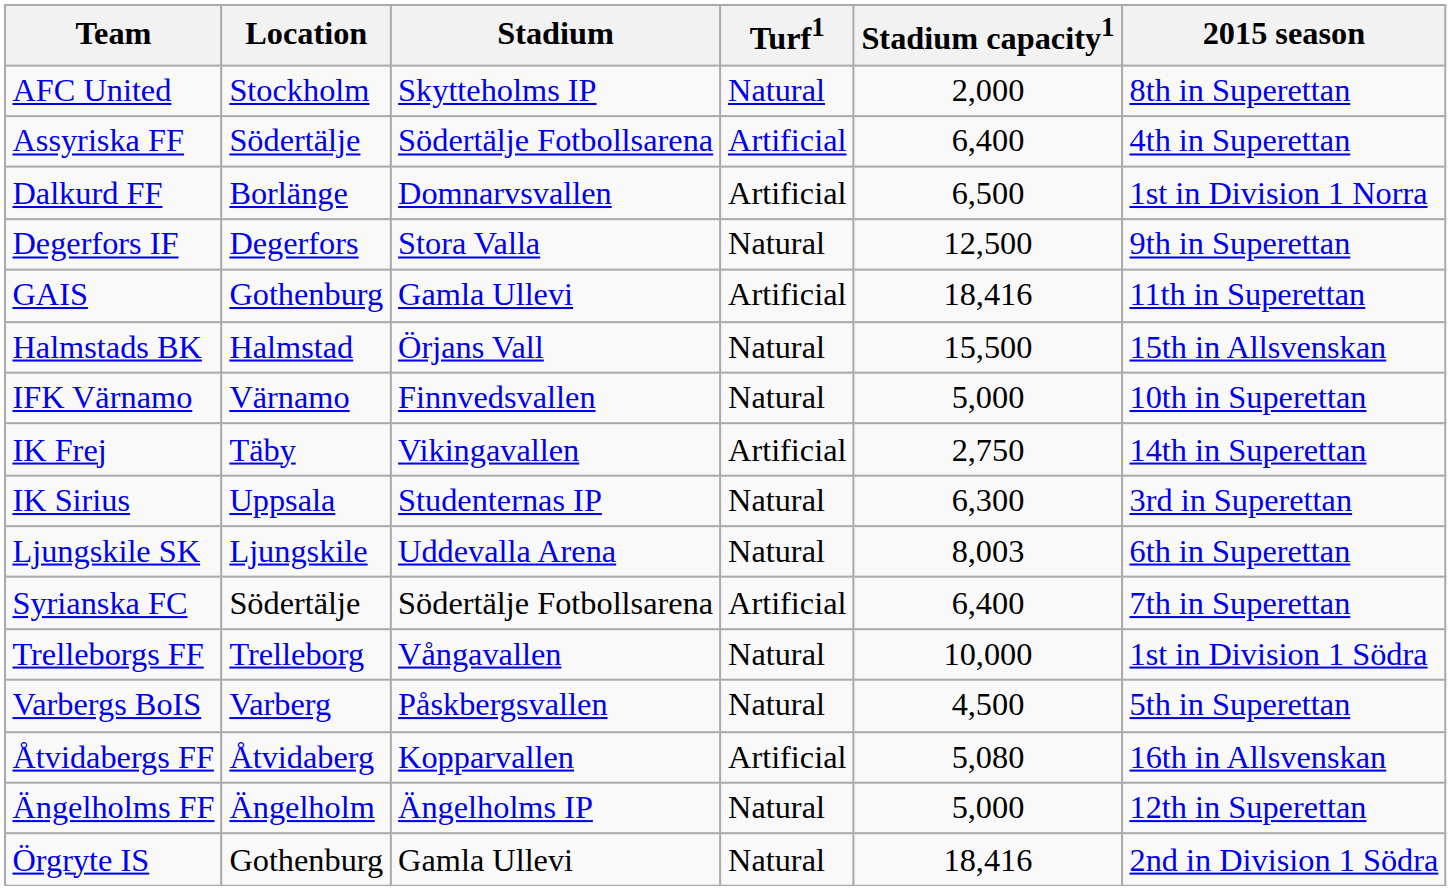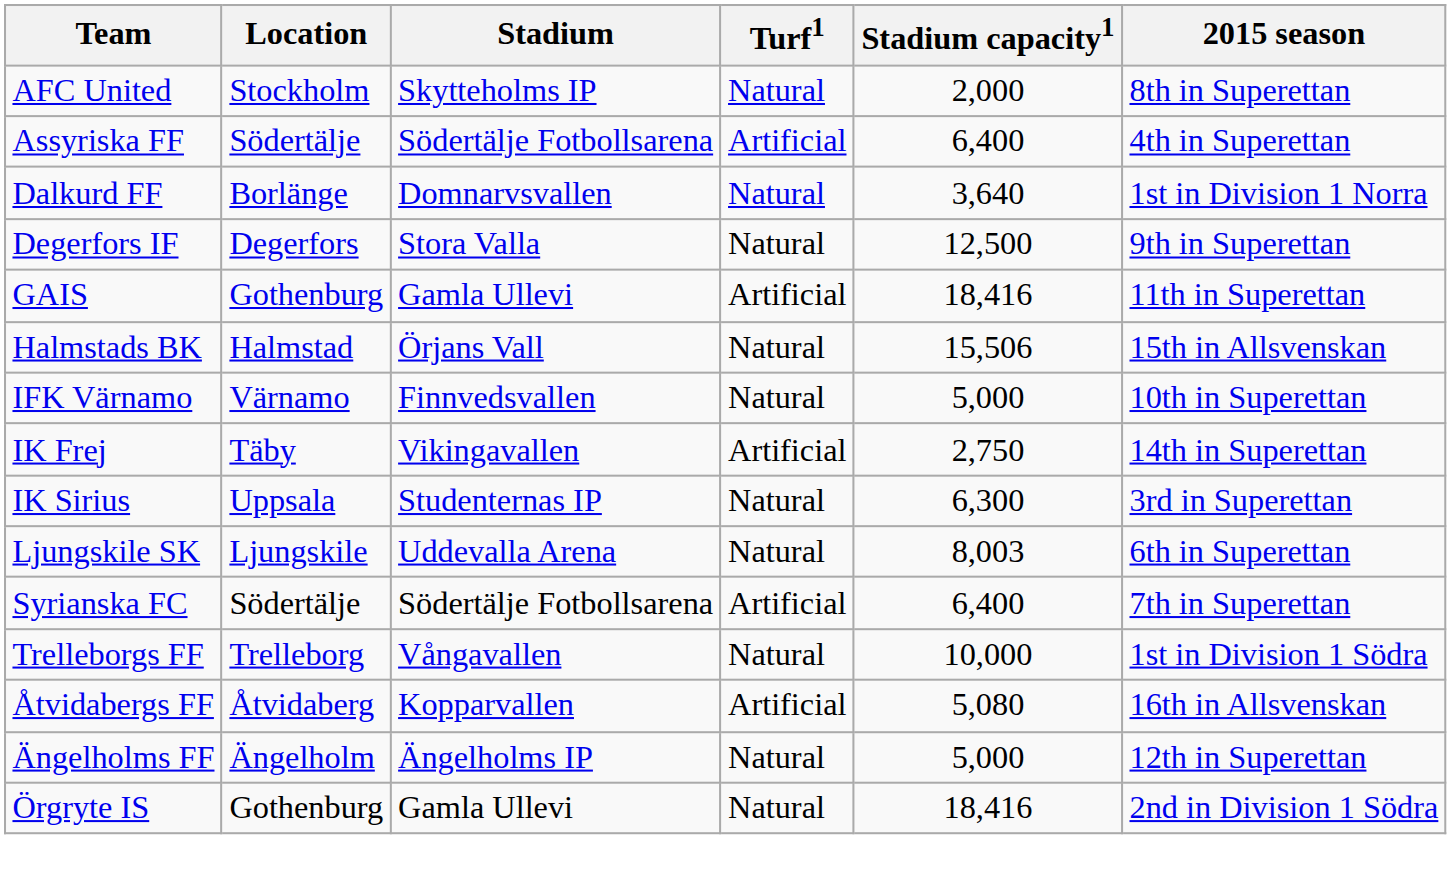(787, 192) Artificial -> (777, 192) Natural
(988, 192) 6,500 -> (988, 192) 3,640
(988, 346) 15,500 -> (988, 346) 15,506
- row: (107, 705)
